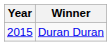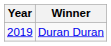(20, 31) 2015 -> (20, 31) 2019
